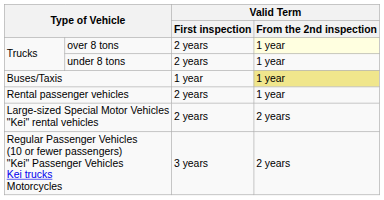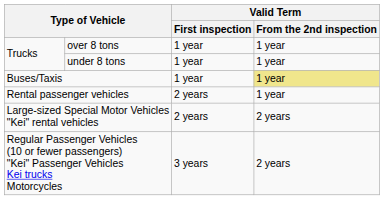(191, 45) 2 years -> (188, 45) 1 year
(271, 45) lightyellow background -> (271, 45) no background
(191, 62) 2 years -> (188, 62) 1 year
